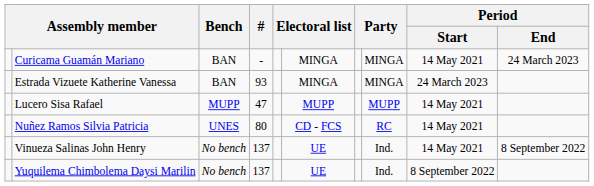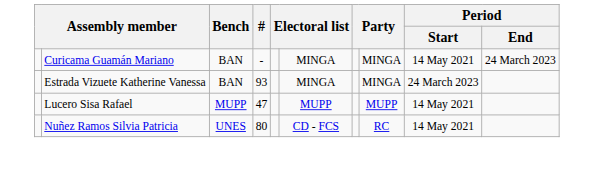- row: (80, 148)
- row: (105, 170)
